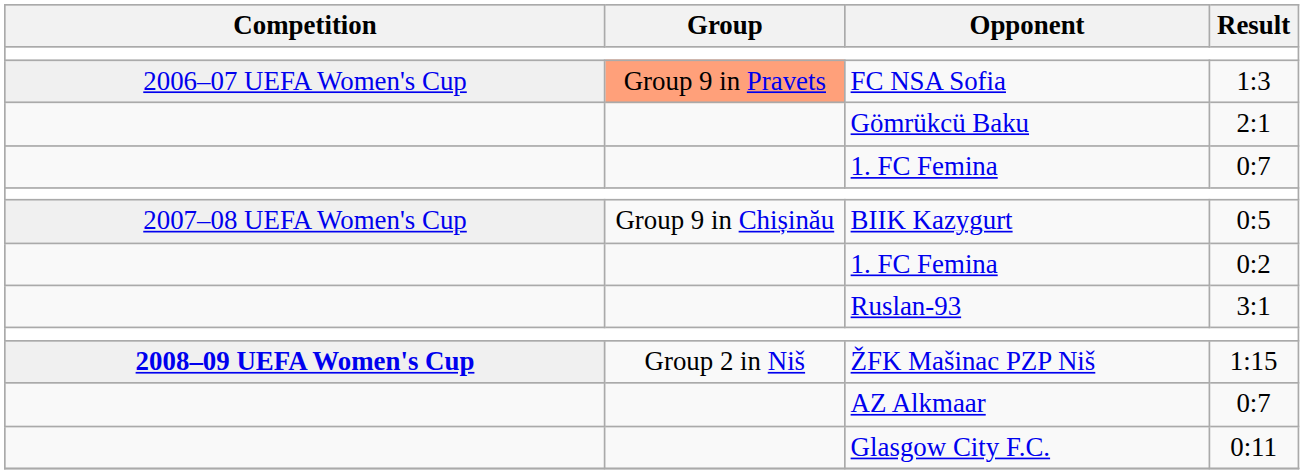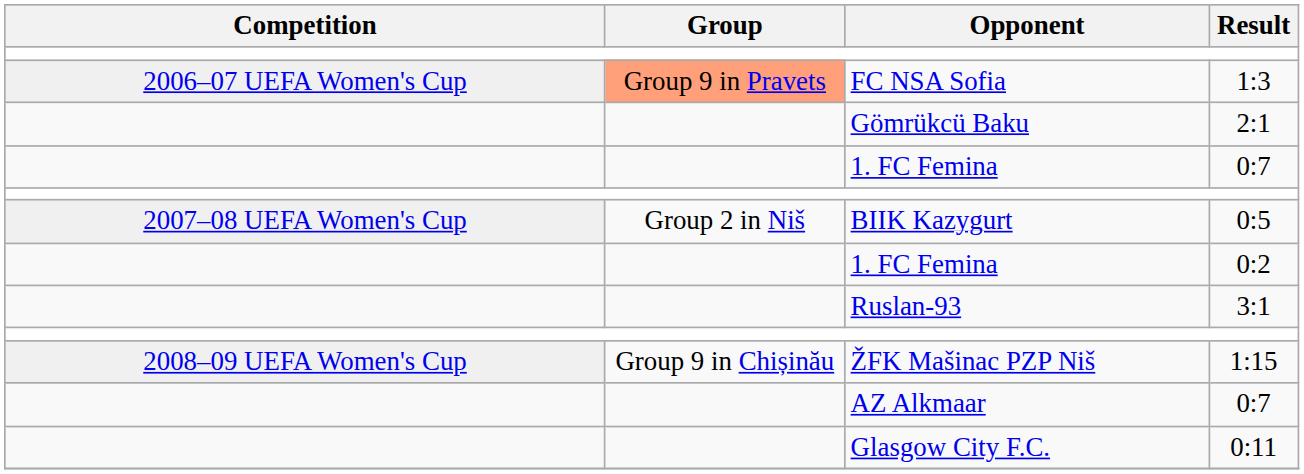(725, 221) Group 9 in Chișinău -> (725, 221) Group 2 in Niš
(305, 361) bold -> (305, 361) normal
(725, 361) Group 2 in Niš -> (725, 361) Group 9 in Chișinău
